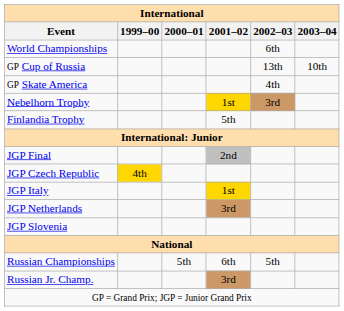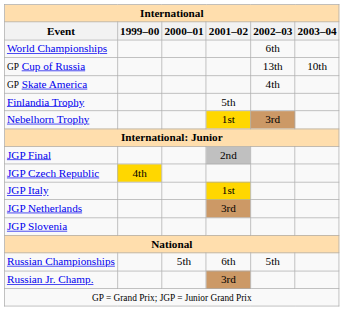rows swapped: (46, 119) <-> (48, 102)
